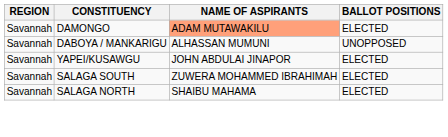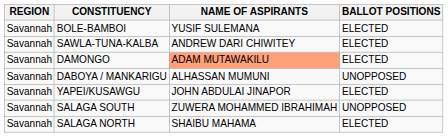+ row: (91, 28)
+ row: (107, 44)
(365, 76) ELECTED -> (374, 108) UNOPPOSED
